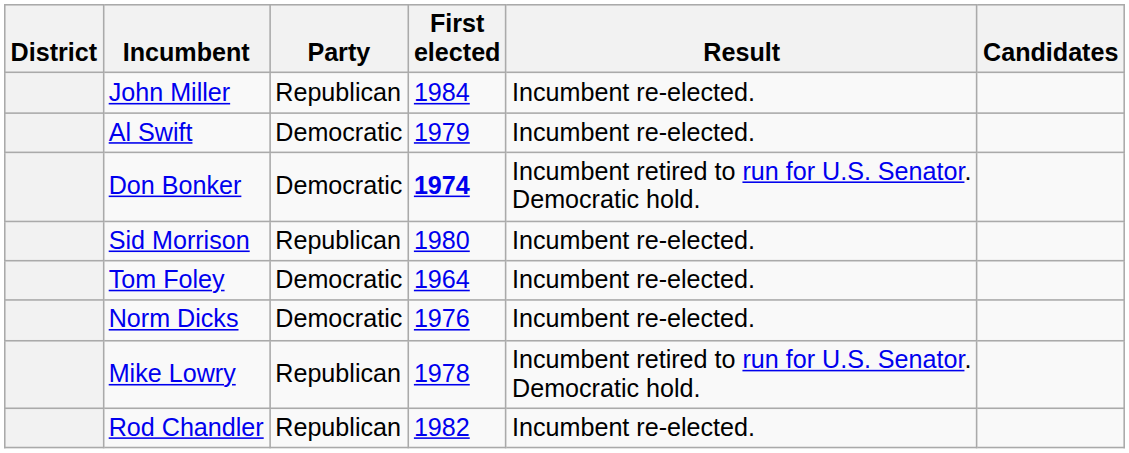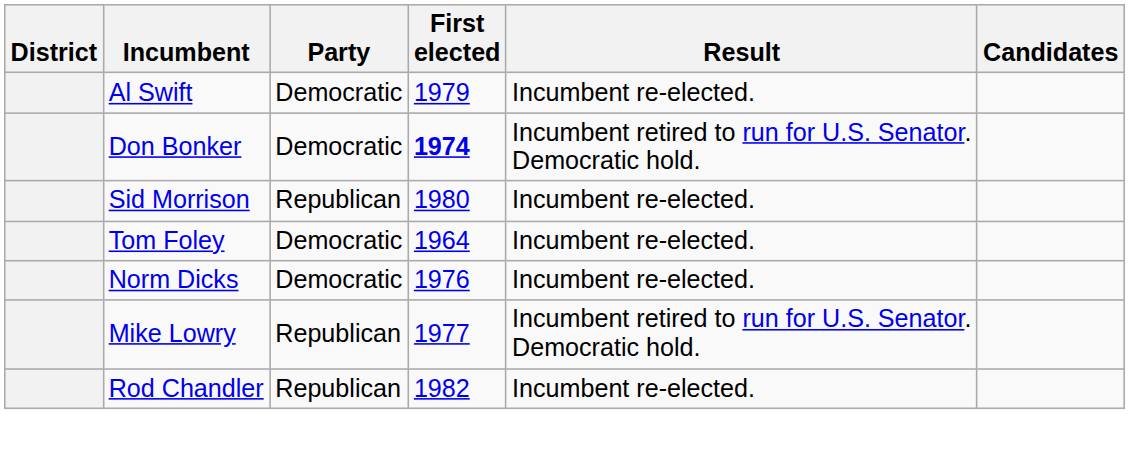- row: (169, 92)
(442, 373) 1978 -> (442, 334) 1977
